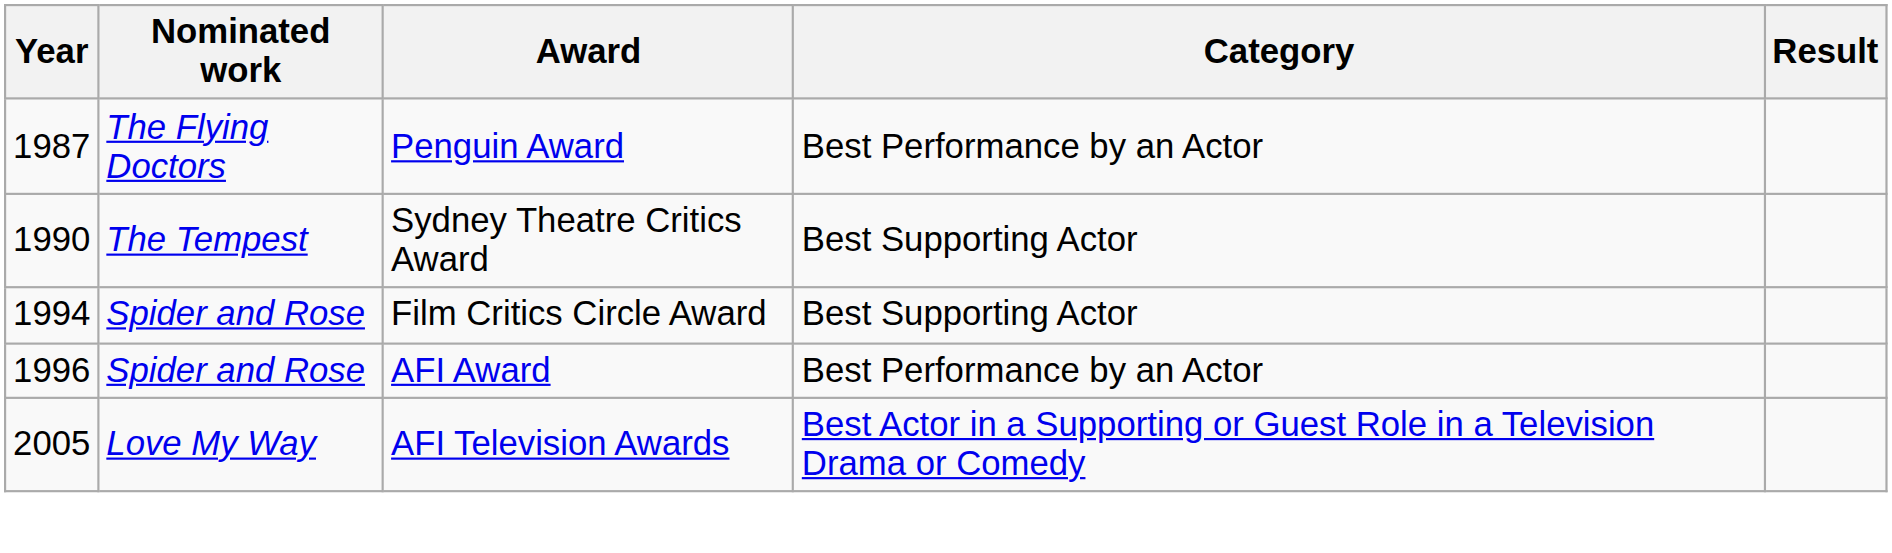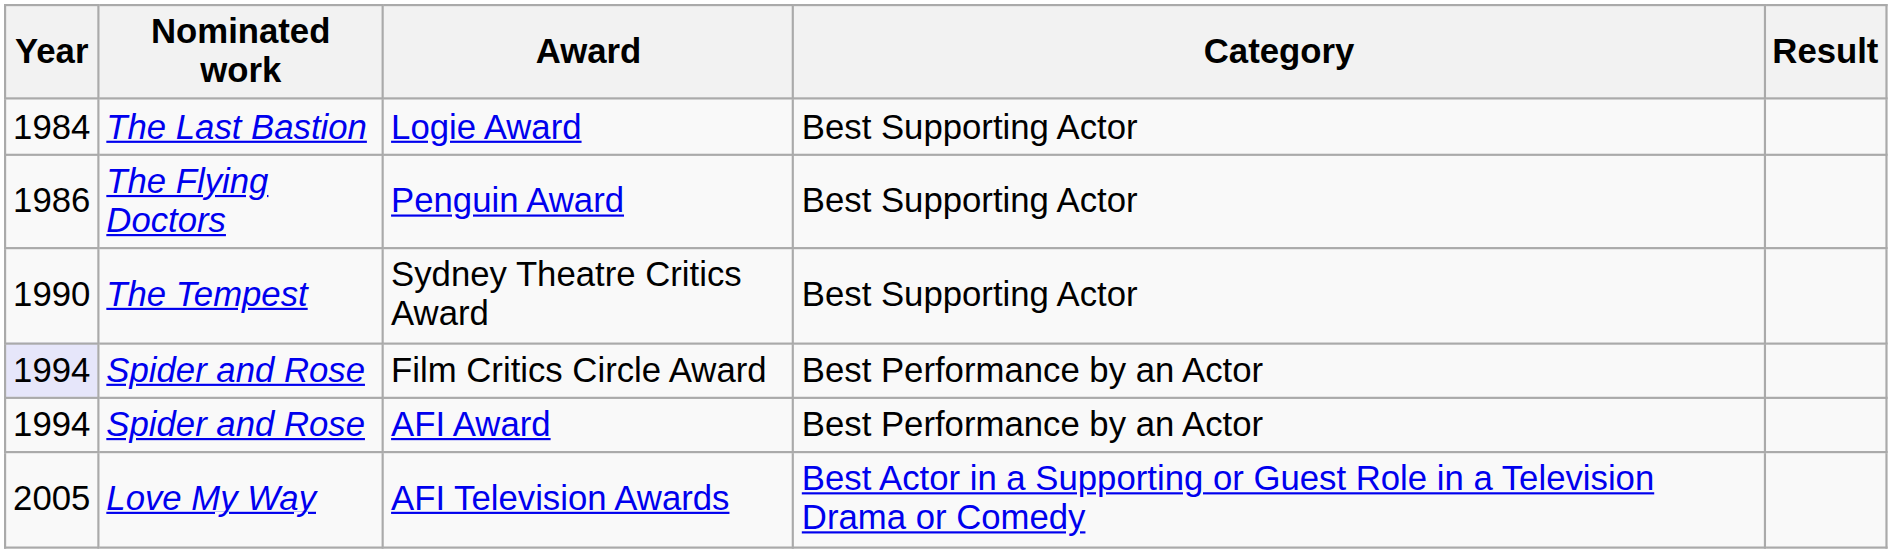+ row: (486, 126)
(52, 145) 1987 -> (52, 200) 1986
(1032, 145) Best Performance by an Actor -> (970, 200) Best Supporting Actor
(52, 314) no background -> (52, 369) lavender background
(970, 314) Best Supporting Actor -> (1032, 369) Best Performance by an Actor
(52, 369) 1996 -> (52, 424) 1994
